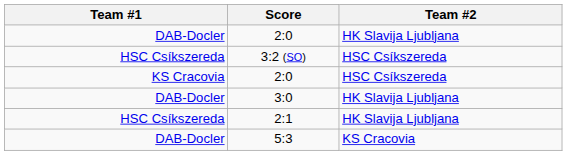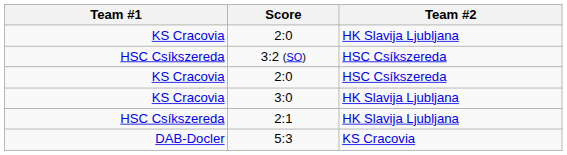(190, 35) DAB-Docler -> (188, 35) KS Cracovia
(190, 98) DAB-Docler -> (188, 98) KS Cracovia
